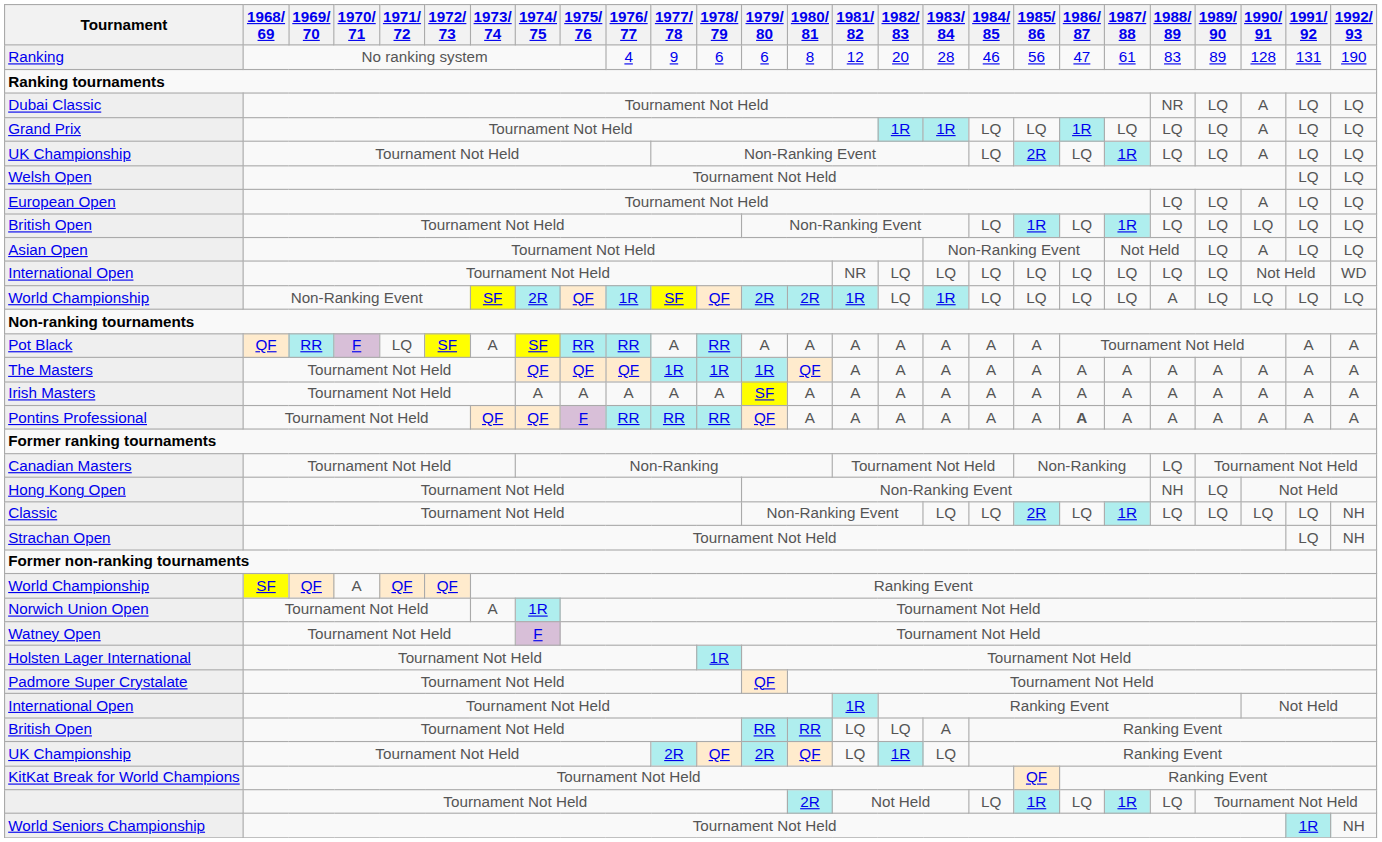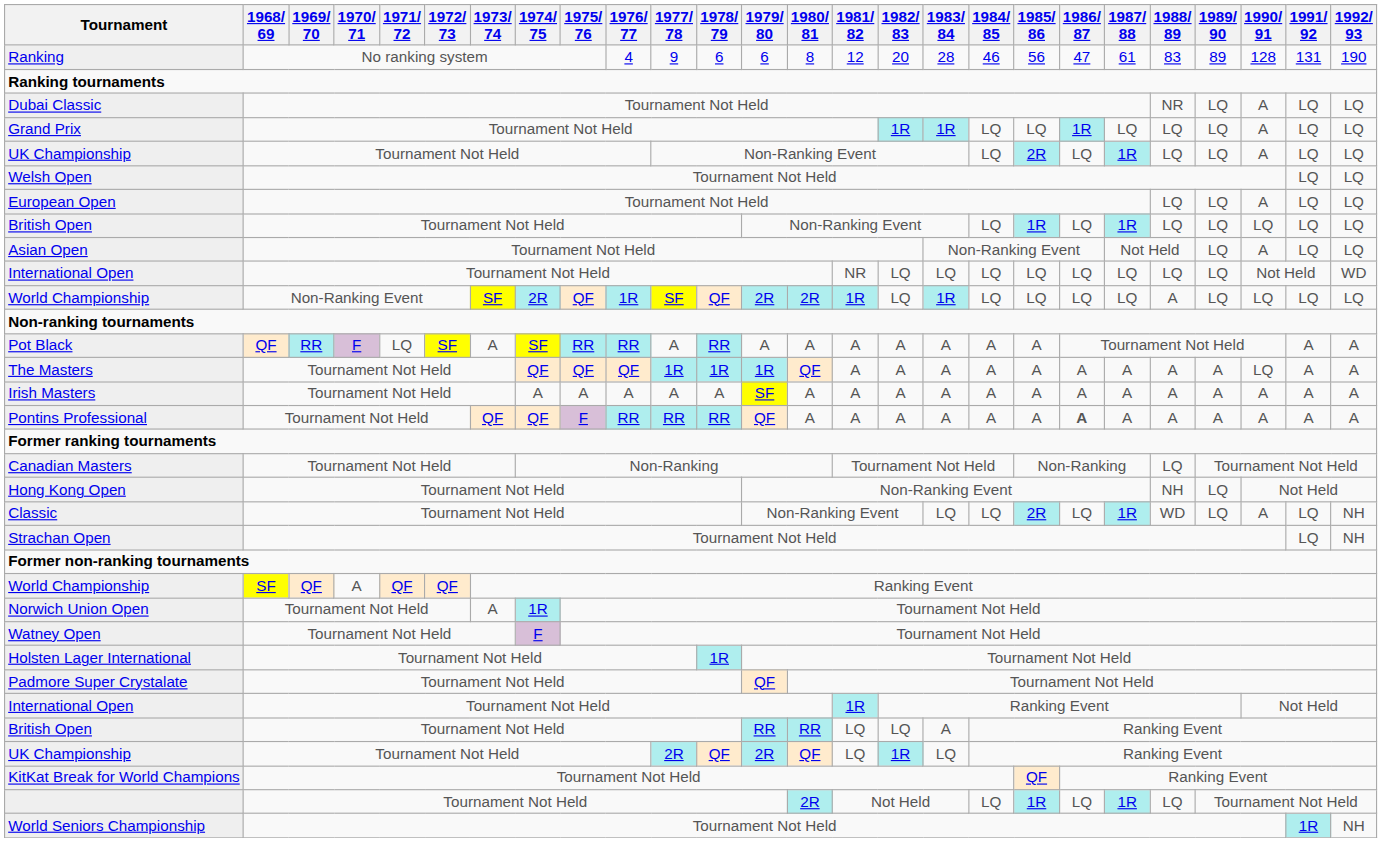(1263, 369) A -> (1263, 369) LQ
(1173, 513) LQ -> (1173, 513) WD
(1263, 513) LQ -> (1263, 513) A
